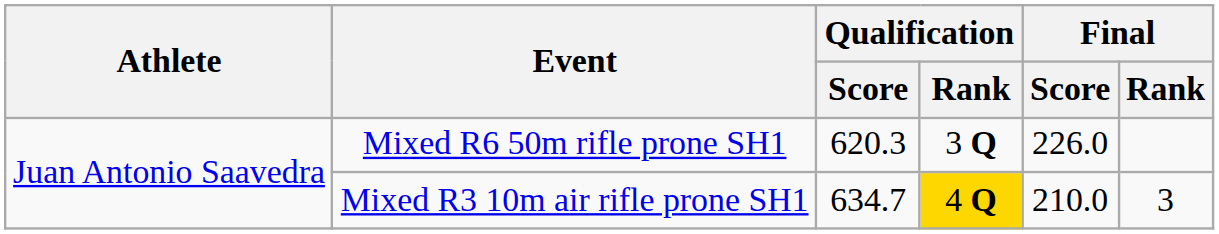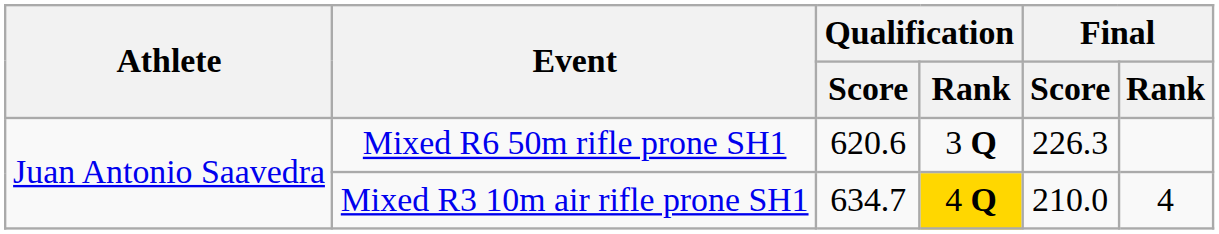(868, 144) 620.3 -> (868, 144) 620.6
(1070, 144) 226.0 -> (1070, 144) 226.3
(1166, 200) 3 -> (1166, 200) 4
